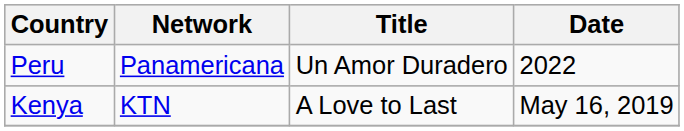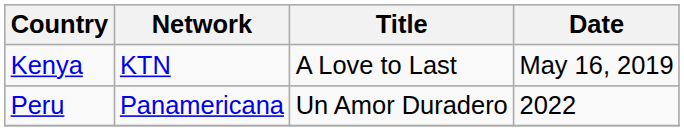rows swapped: (47, 105) <-> (38, 65)
